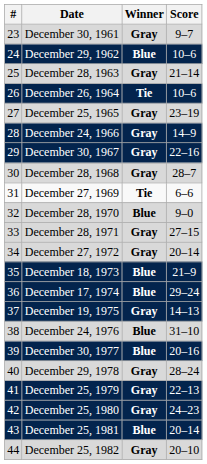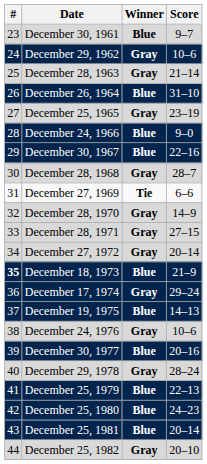(144, 34) Gray -> (144, 34) Blue
(144, 54) Blue -> (144, 54) Gray
(144, 93) Tie -> (144, 93) Blue
(184, 93) 10–6 -> (184, 93) 31–10
(144, 133) Gray -> (144, 133) Blue
(184, 133) 14–9 -> (184, 133) 9–0
(144, 153) Gray -> (144, 153) Blue
(144, 212) Blue -> (144, 212) Gray
(184, 212) 9–0 -> (184, 212) 14–9
(13, 271) normal -> (13, 271) bold
(144, 291) Blue -> (144, 291) Gray
(144, 311) Gray -> (144, 311) Blue
(144, 331) Blue -> (144, 331) Gray
(184, 331) 31–10 -> (184, 331) 10–6
(144, 390) Gray -> (144, 390) Blue
(144, 410) Gray -> (144, 410) Blue
